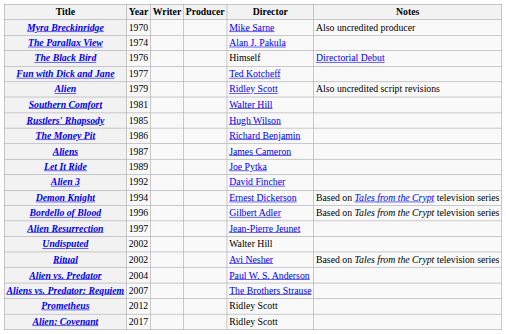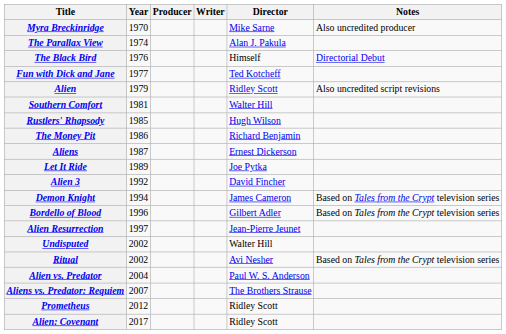columns swapped: (167, 12) <-> (205, 12)
(260, 151) James Cameron -> (263, 151) Ernest Dickerson
(263, 197) Ernest Dickerson -> (260, 197) James Cameron
